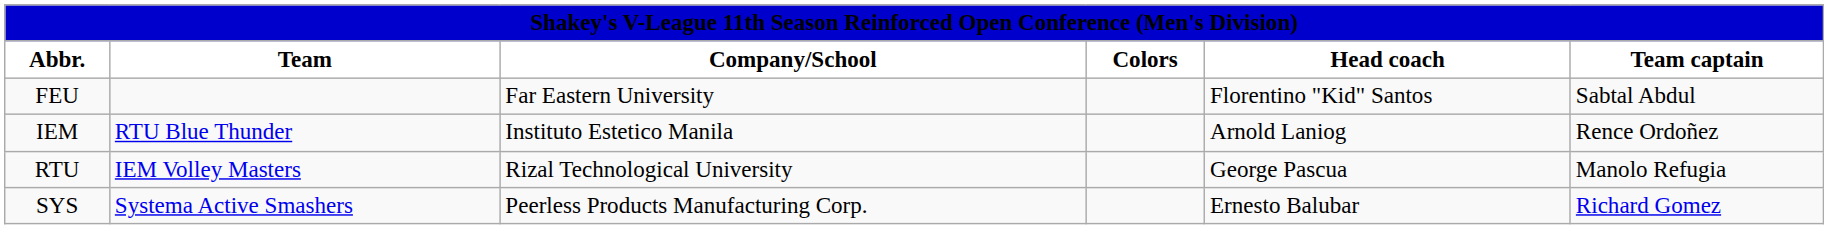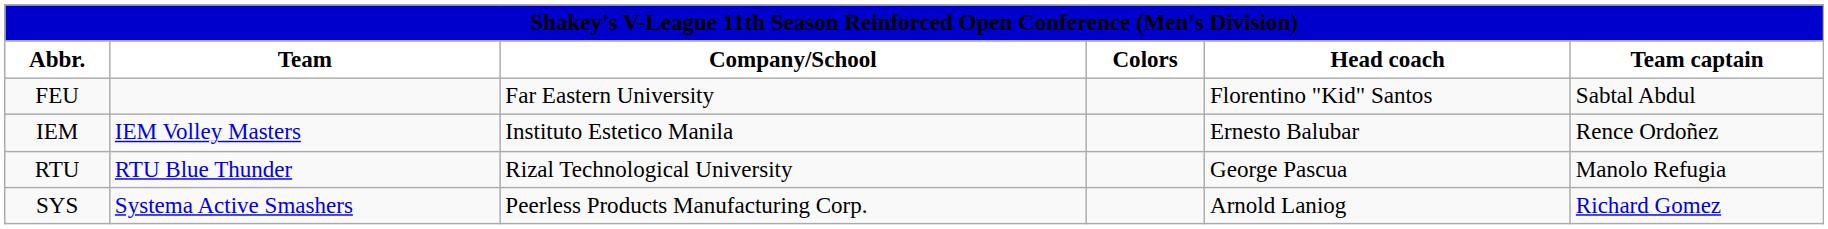(204, 132) RTU Blue Thunder -> (208, 132) IEM Volley Masters
(1278, 132) Arnold Laniog -> (1285, 132) Ernesto Balubar
(208, 168) IEM Volley Masters -> (204, 168) RTU Blue Thunder
(1285, 205) Ernesto Balubar -> (1278, 205) Arnold Laniog
